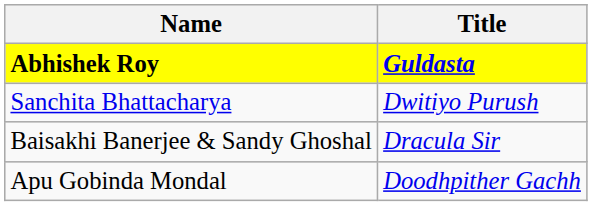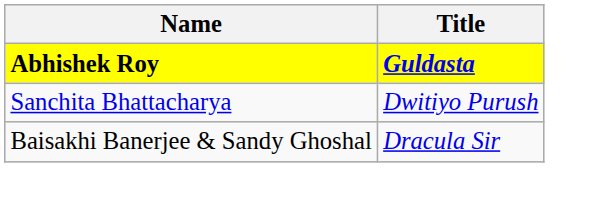- row: (119, 180)
